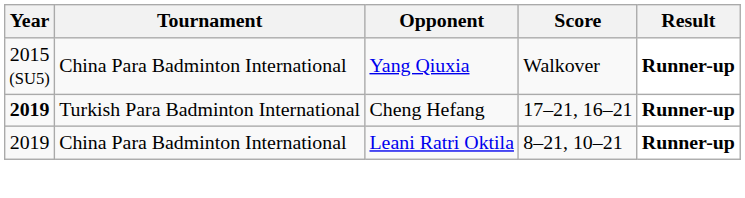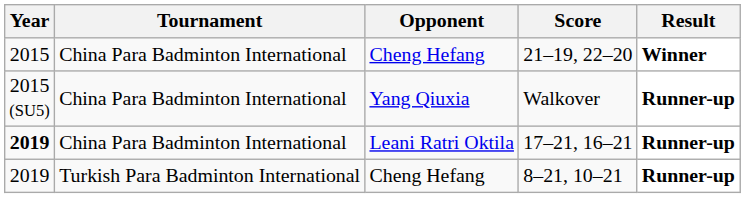+ row: (578, 54)
(210, 110) Turkish Para Badminton International -> (203, 143) China Para Badminton International
(427, 110) Cheng Hefang -> (442, 143) Leani Ratri Oktila
(203, 143) China Para Badminton International -> (210, 175) Turkish Para Badminton International
(442, 143) Leani Ratri Oktila -> (427, 175) Cheng Hefang
